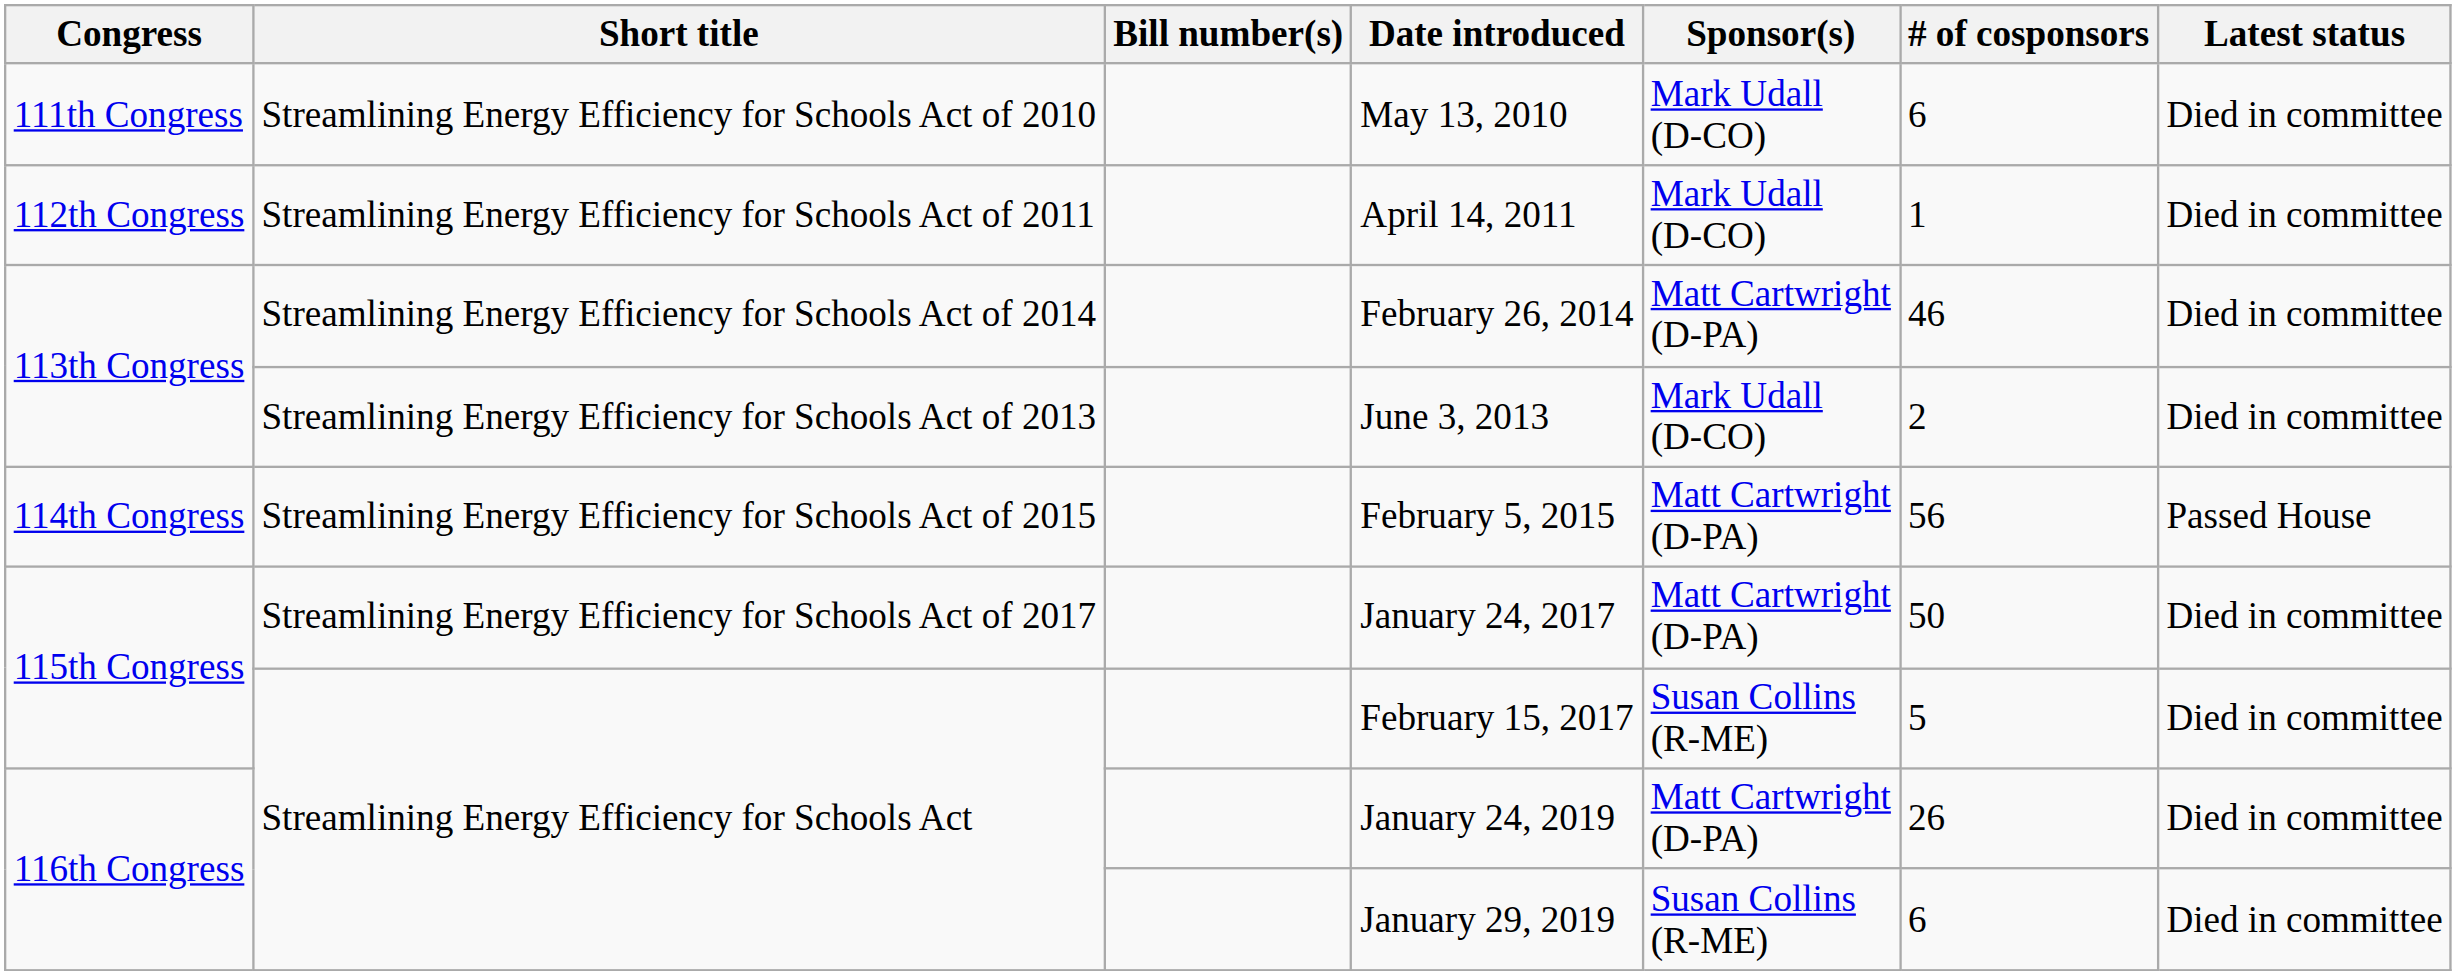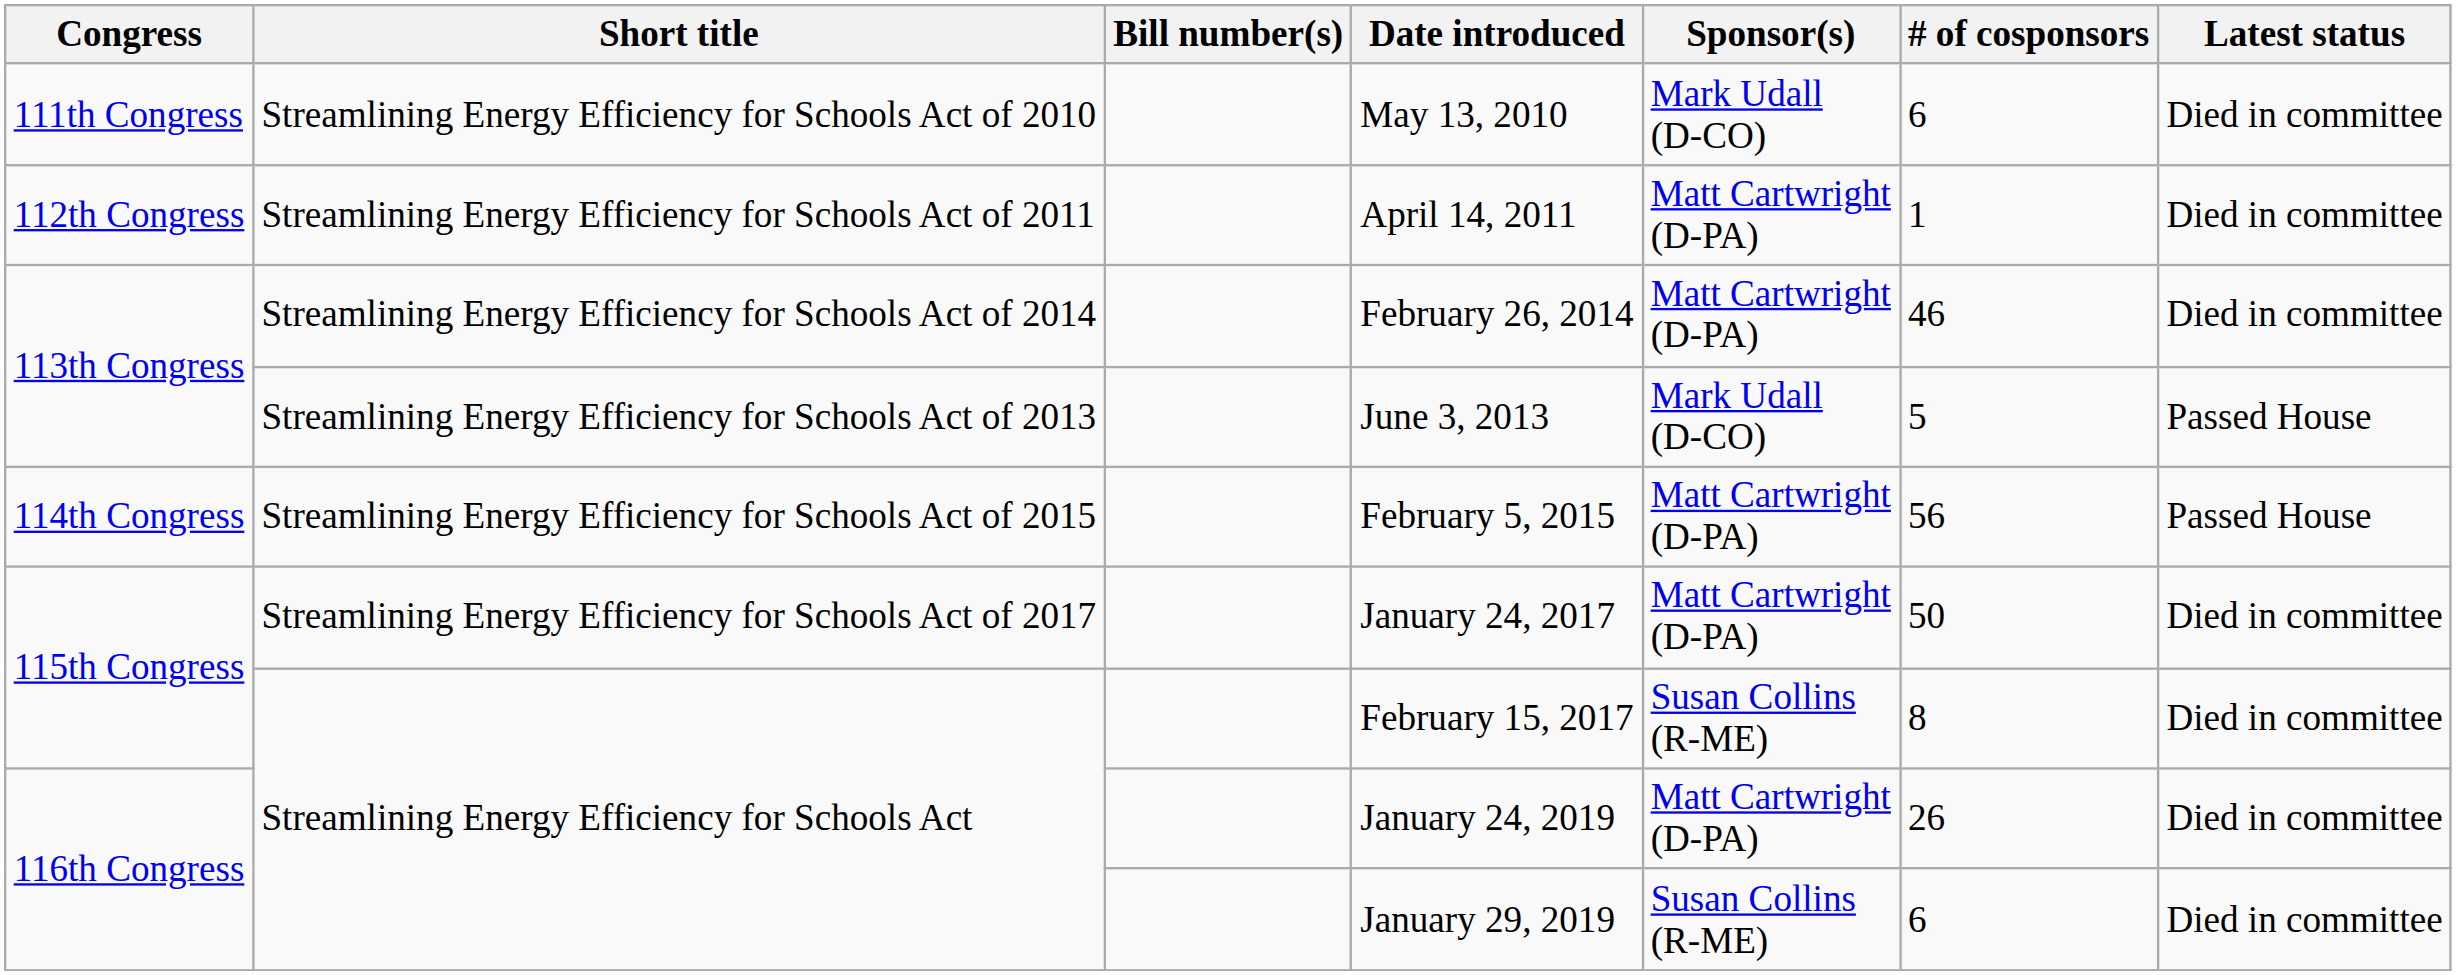(1737, 214) Mark Udall (D-CO) -> (1771, 214) Matt Cartwright (D-PA)
(1917, 415) 2 -> (1917, 415) 5
(2305, 415) Died in committee -> (2269, 415) Passed House
(1917, 717) 5 -> (1917, 717) 8
